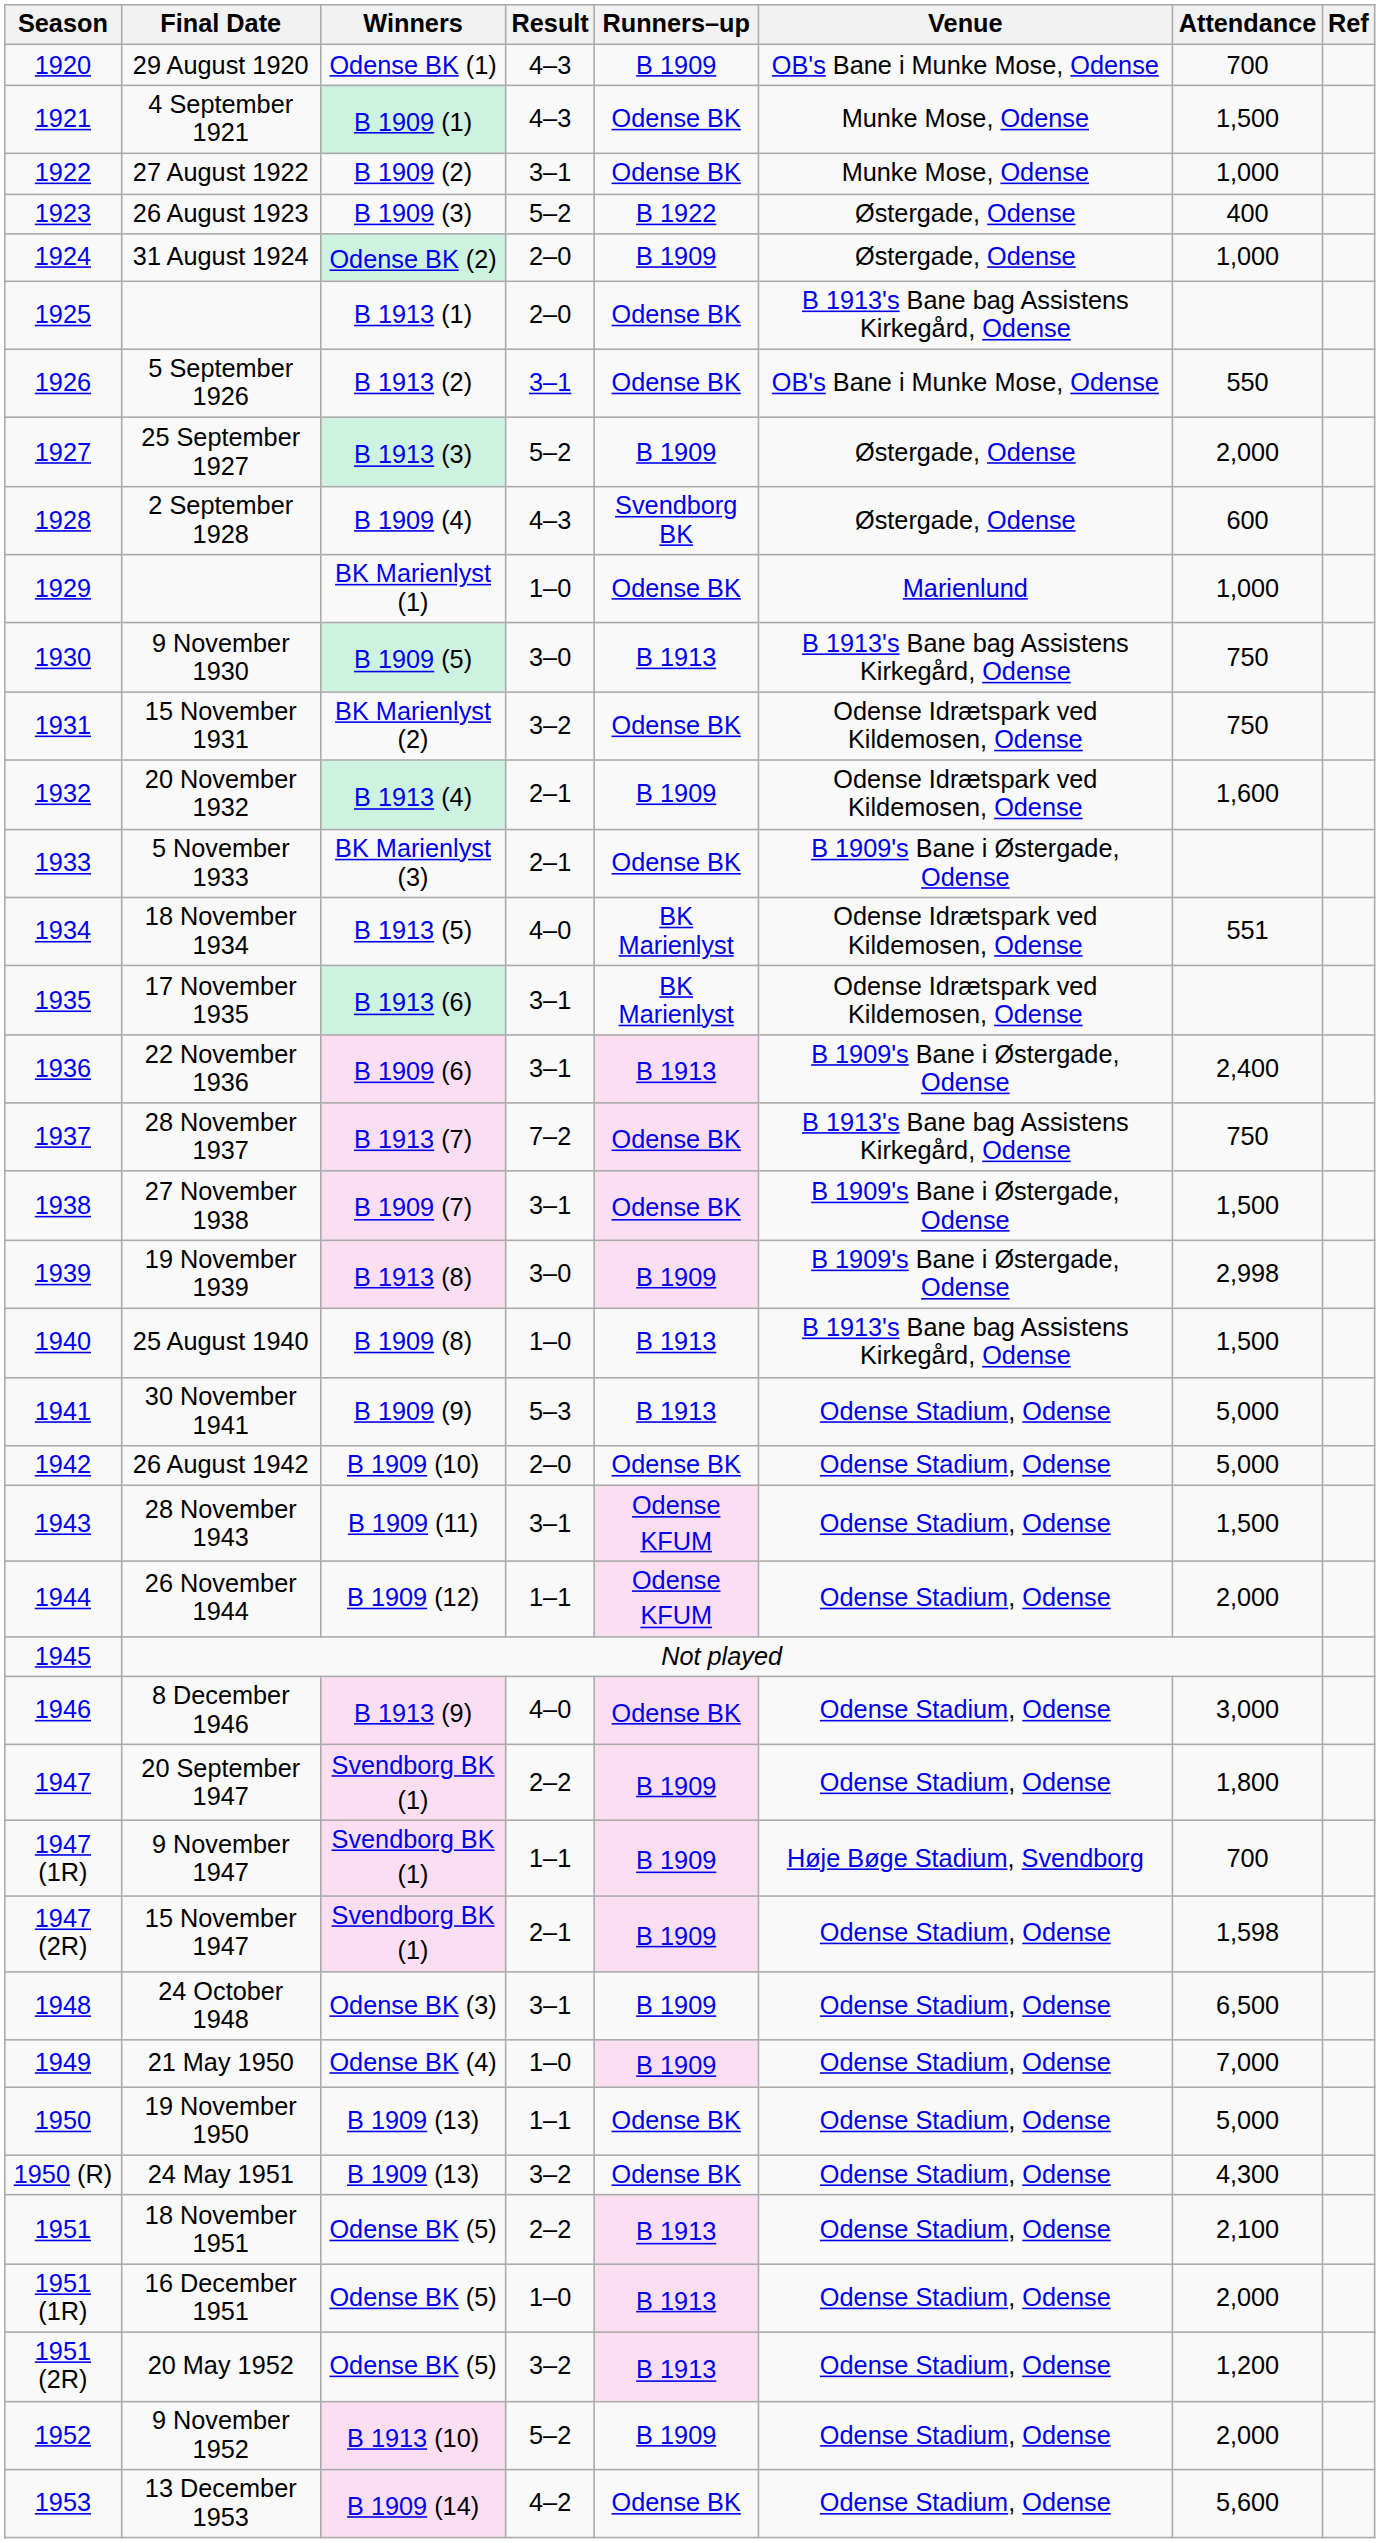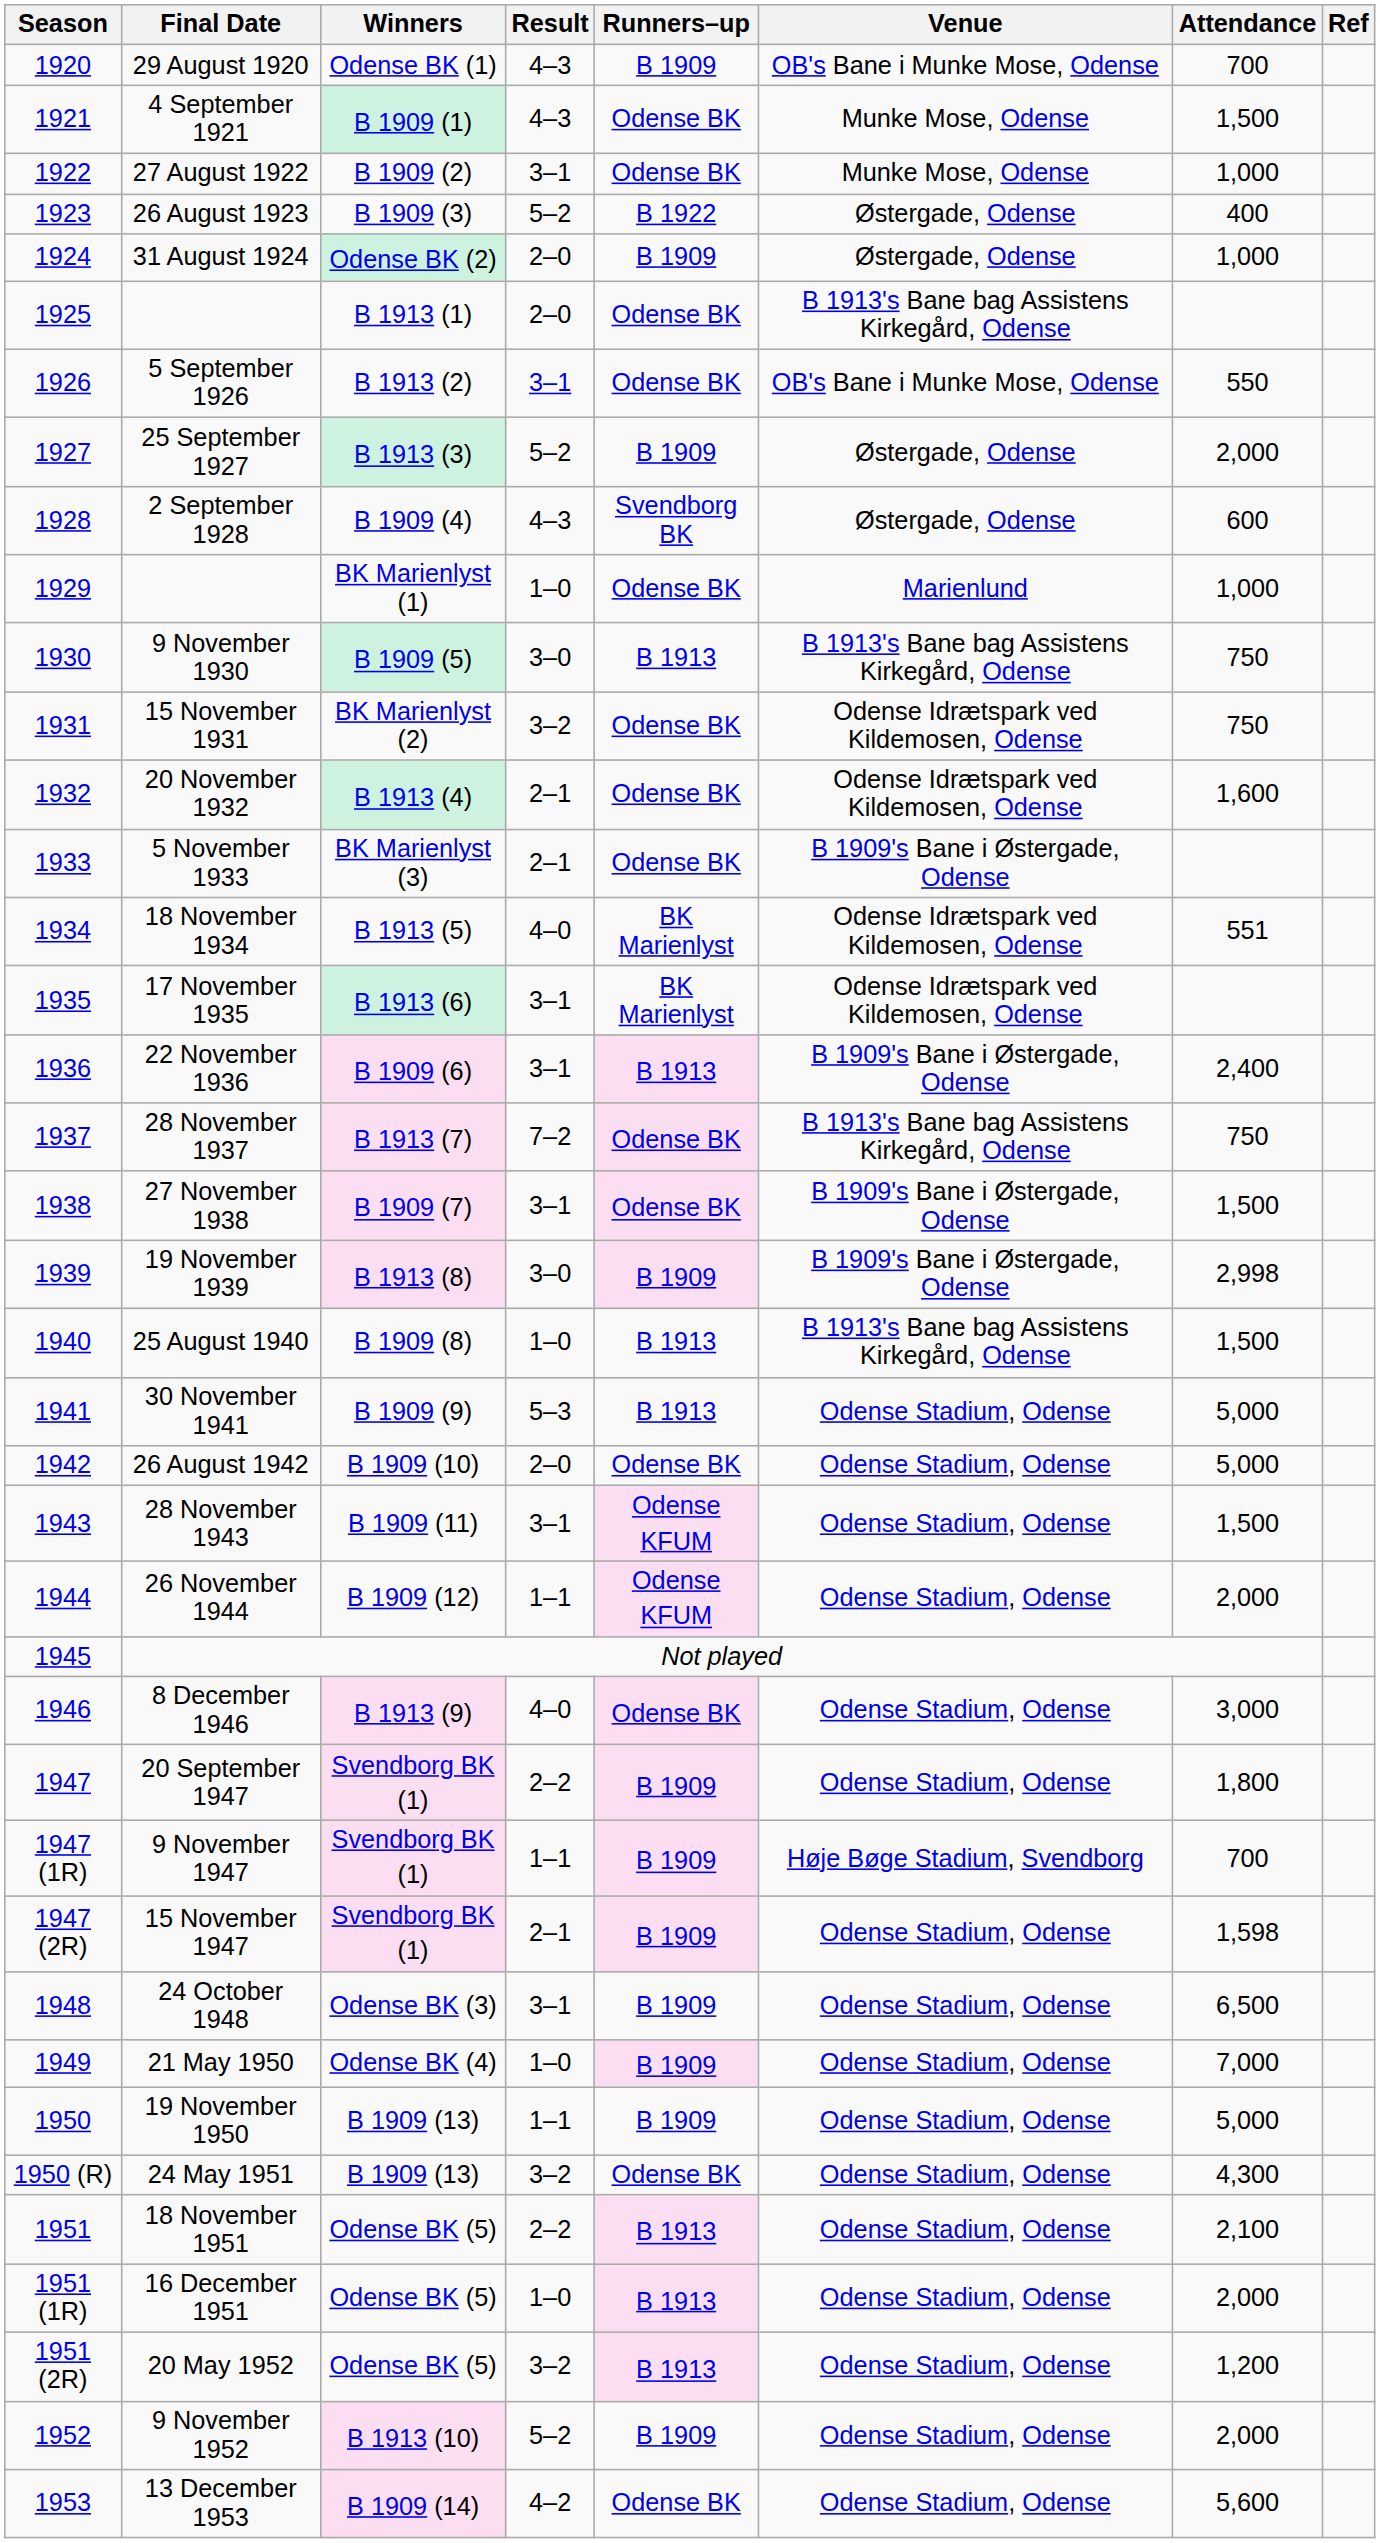(676, 794) B 1909 -> (676, 794) Odense BK
(676, 2120) Odense BK -> (676, 2120) B 1909
